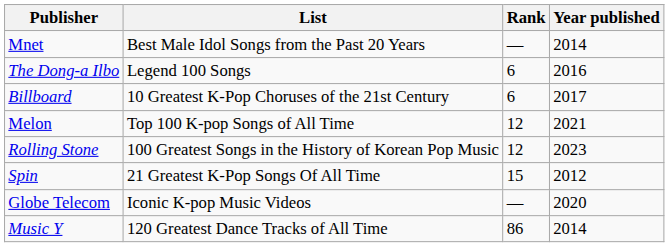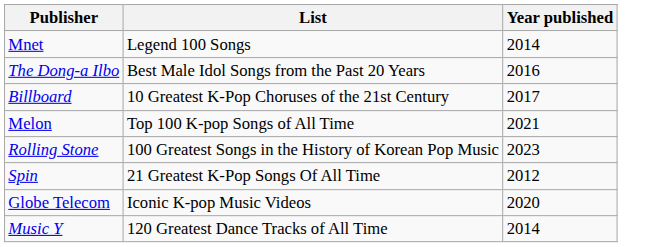- column: (526, 17)
(276, 44) Best Male Idol Songs from the Past 20 Years -> (189, 44) Legend 100 Songs
(189, 70) Legend 100 Songs -> (276, 70) Best Male Idol Songs from the Past 20 Years
